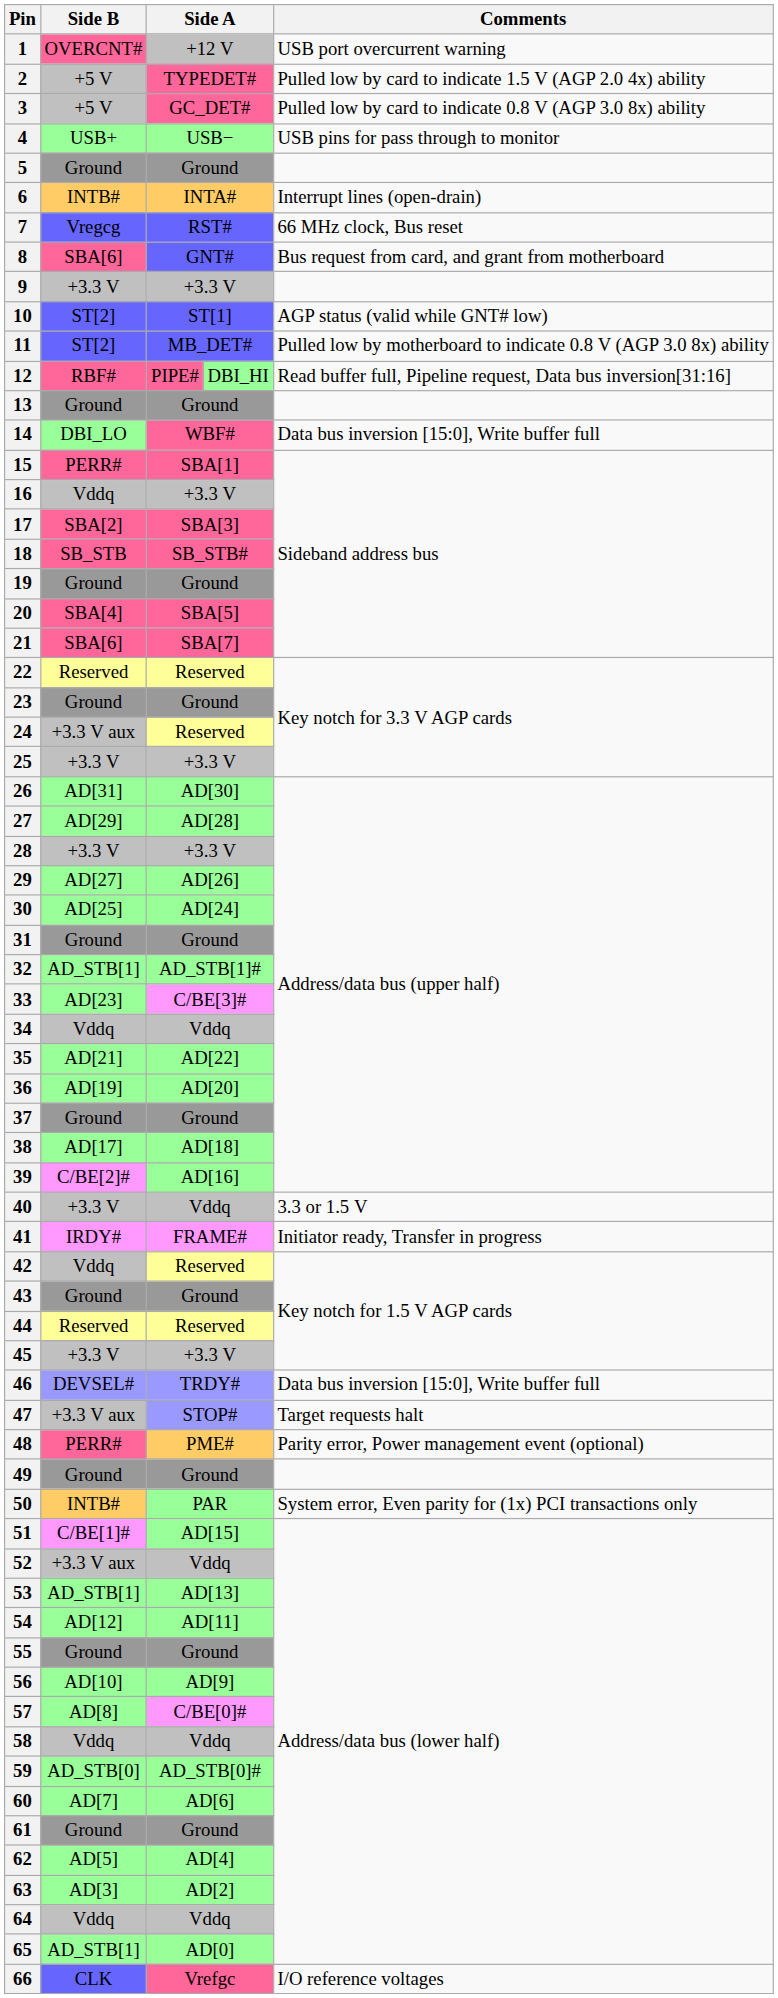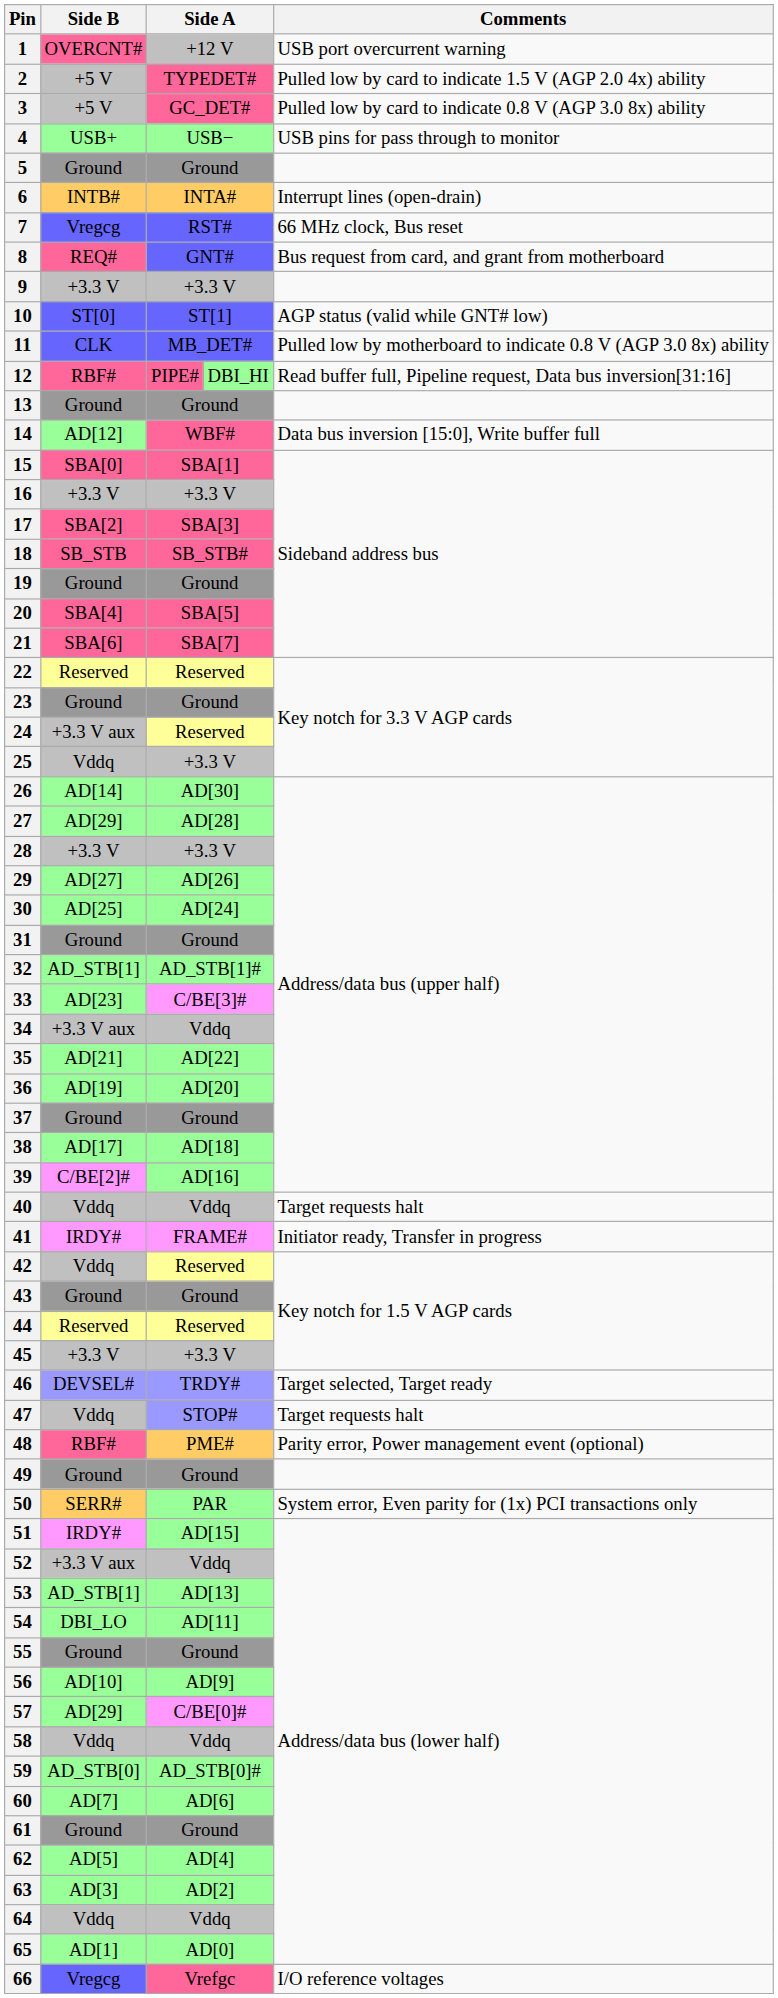(93, 256) SBA[6] -> (93, 256) REQ#
(93, 316) ST[2] -> (93, 316) ST[0]
(93, 345) ST[2] -> (93, 345) CLK
(93, 434) DBI_LO -> (93, 434) AD[12]
(93, 464) PERR# -> (93, 464) SBA[0]
(93, 494) Vddq -> (93, 494) +3.3 V
(93, 761) +3.3 V -> (93, 761) Vddq
(93, 791) AD[31] -> (93, 791) AD[14]
(93, 1028) Vddq -> (93, 1028) +3.3 V aux
(93, 1206) +3.3 V -> (93, 1206) Vddq
(322, 1206) 3.3 or 1.5 V -> (350, 1206) Target requests halt
(439, 1385) Data bus inversion [15:0], Write buffer full -> (385, 1385) Target selected, Target ready
(93, 1414) +3.3 V aux -> (93, 1414) Vddq
(93, 1444) PERR# -> (93, 1444) RBF#
(93, 1503) INTB# -> (93, 1503) SERR#
(93, 1533) C/BE[1]# -> (93, 1533) IRDY#
(93, 1622) AD[12] -> (93, 1622) DBI_LO
(93, 1711) AD[8] -> (93, 1711) AD[29]
(93, 1949) AD_STB[1] -> (93, 1949) AD[1]
(93, 1978) CLK -> (93, 1978) Vregcg
